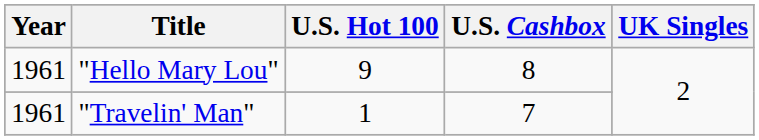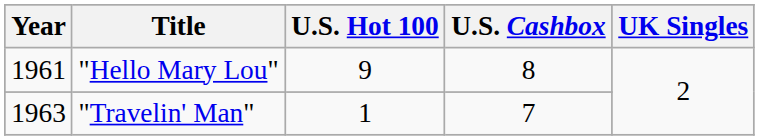(39, 112) 1961 -> (39, 112) 1963
